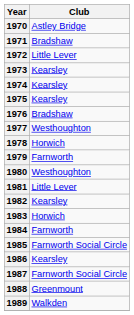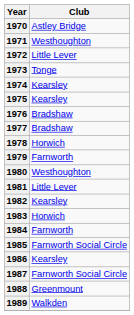(52, 40) Bradshaw -> (61, 40) Westhoughton
(49, 70) Kearsley -> (44, 70) Tonge
(61, 128) Westhoughton -> (52, 128) Bradshaw
